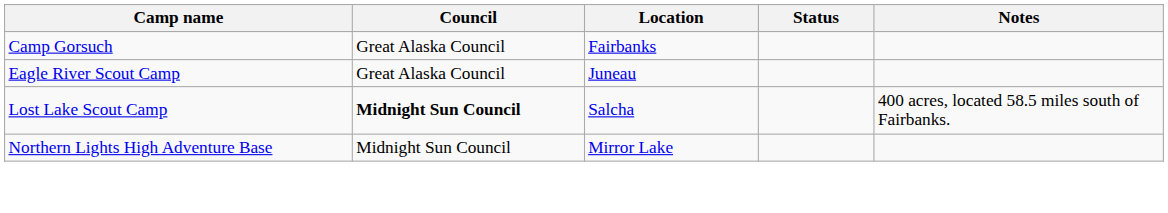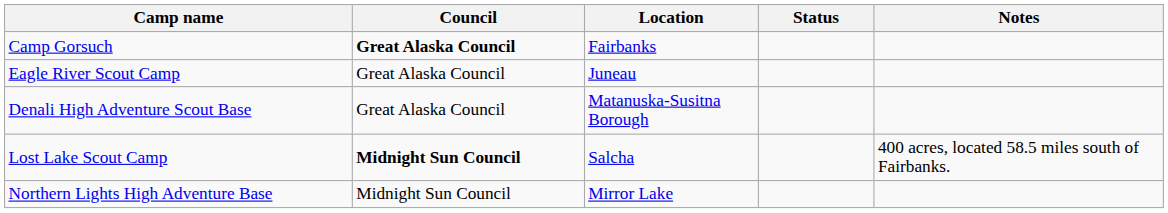(431, 45) normal -> (436, 45) bold
+ row: (130, 110)
